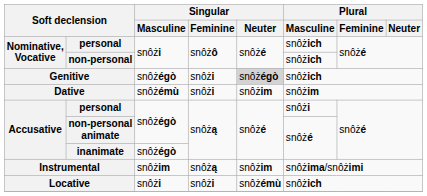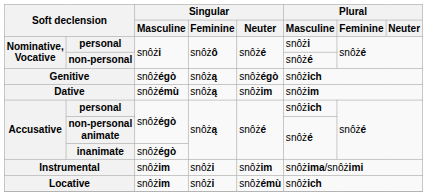(304, 44) snôżich -> (298, 44) snôżi
(304, 60) snôżich -> (299, 60) snôżé
(202, 76) snôżi -> (204, 76) snôżą
(259, 76) lightgrey background -> (259, 76) no background
(202, 92) snôżi -> (204, 92) snôżą
(298, 108) snôżi -> (304, 108) snôżich
(204, 167) snôżą -> (202, 167) snôżi
(149, 183) snôżi -> (153, 183) snôżim
